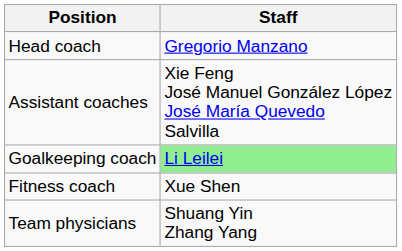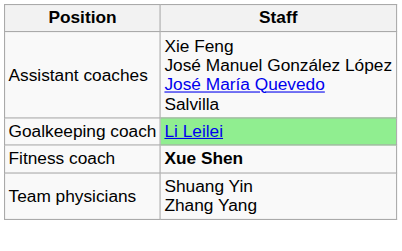- row: (55, 45)
(202, 186) normal -> (204, 158) bold
